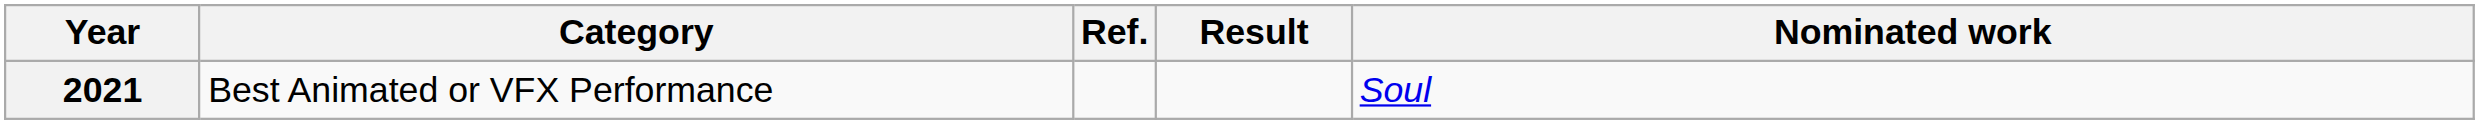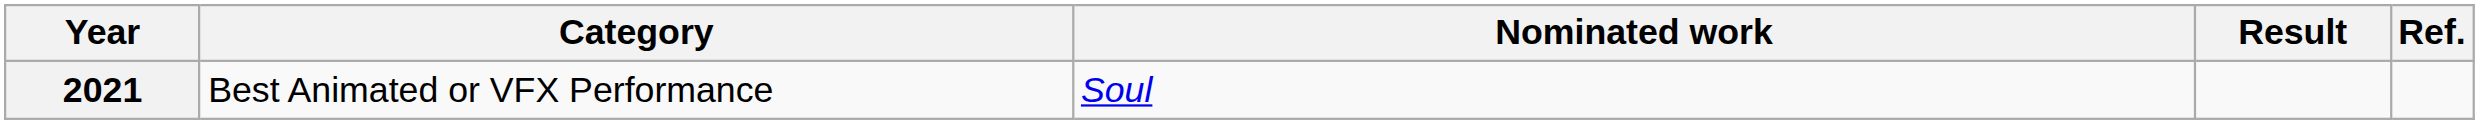columns swapped: (1913, 32) <-> (1115, 32)
